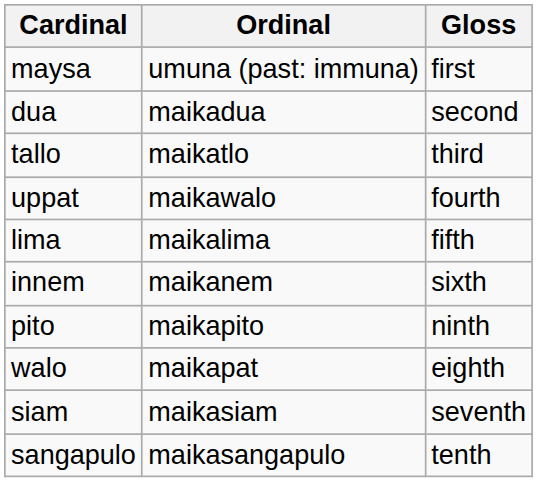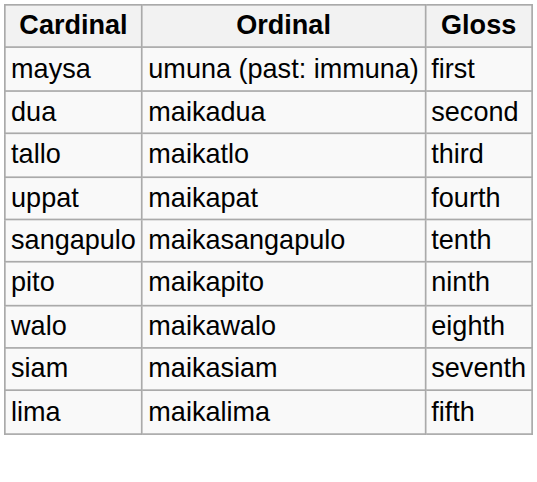(212, 197) maikawalo -> (203, 197) maikapat
rows swapped: (36, 240) <-> (73, 454)
- row: (48, 283)
(203, 369) maikapat -> (212, 326) maikawalo
